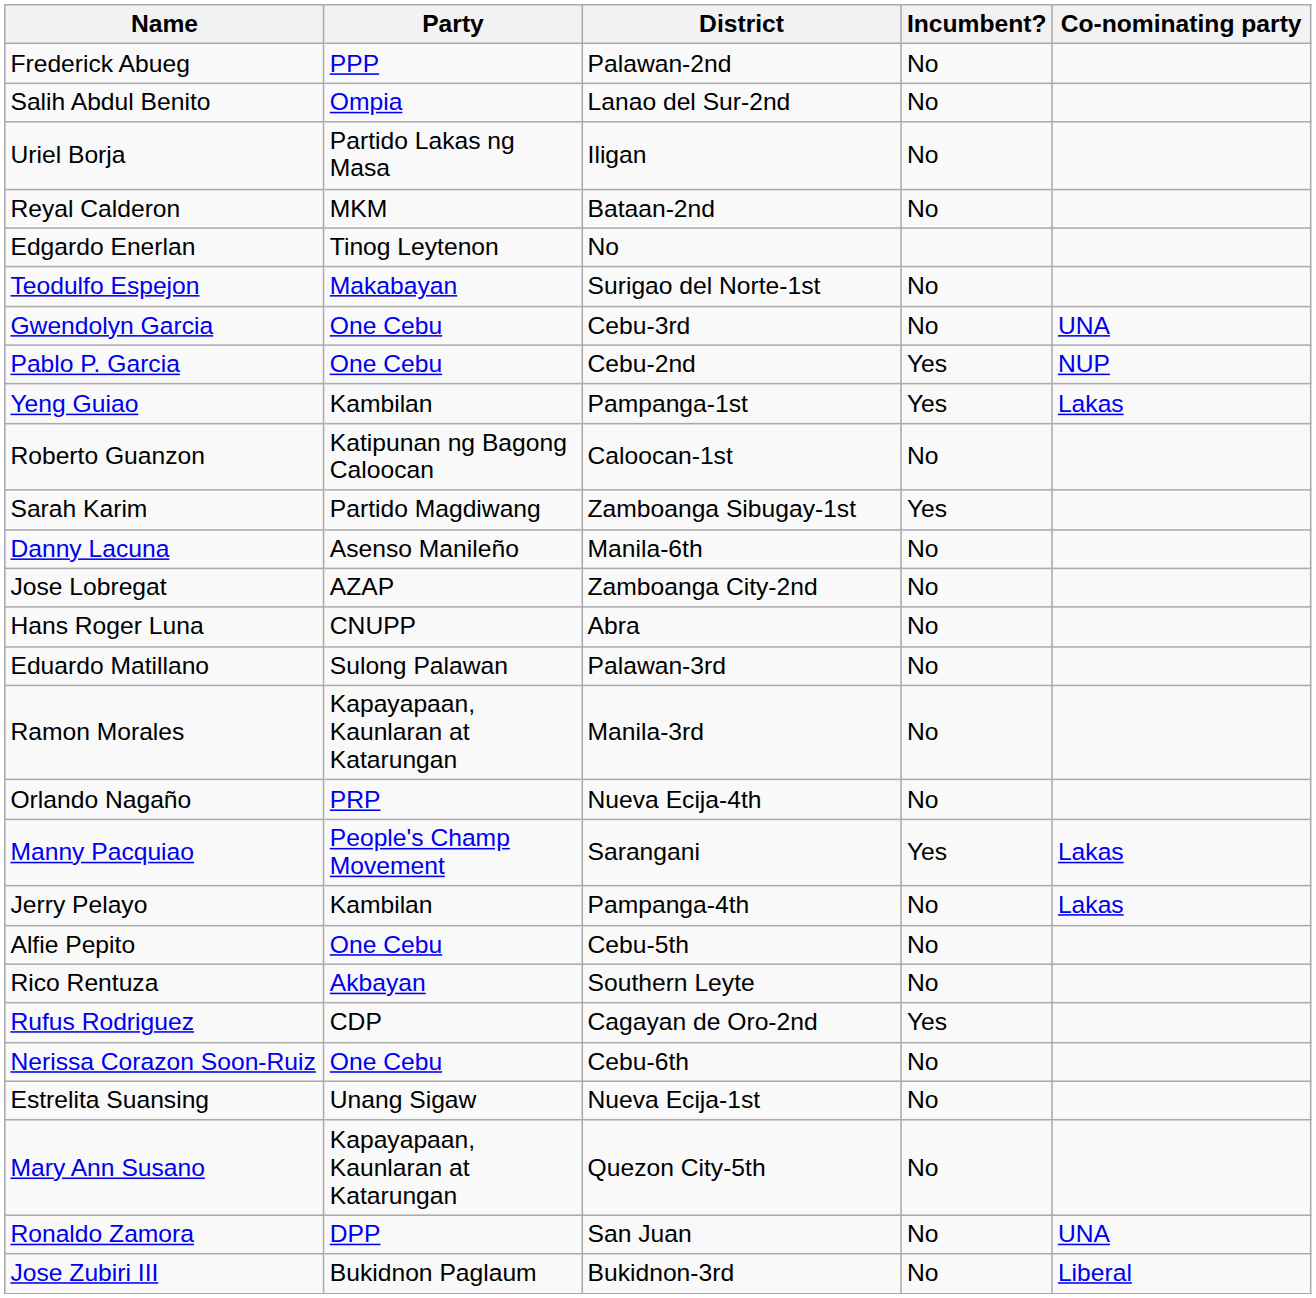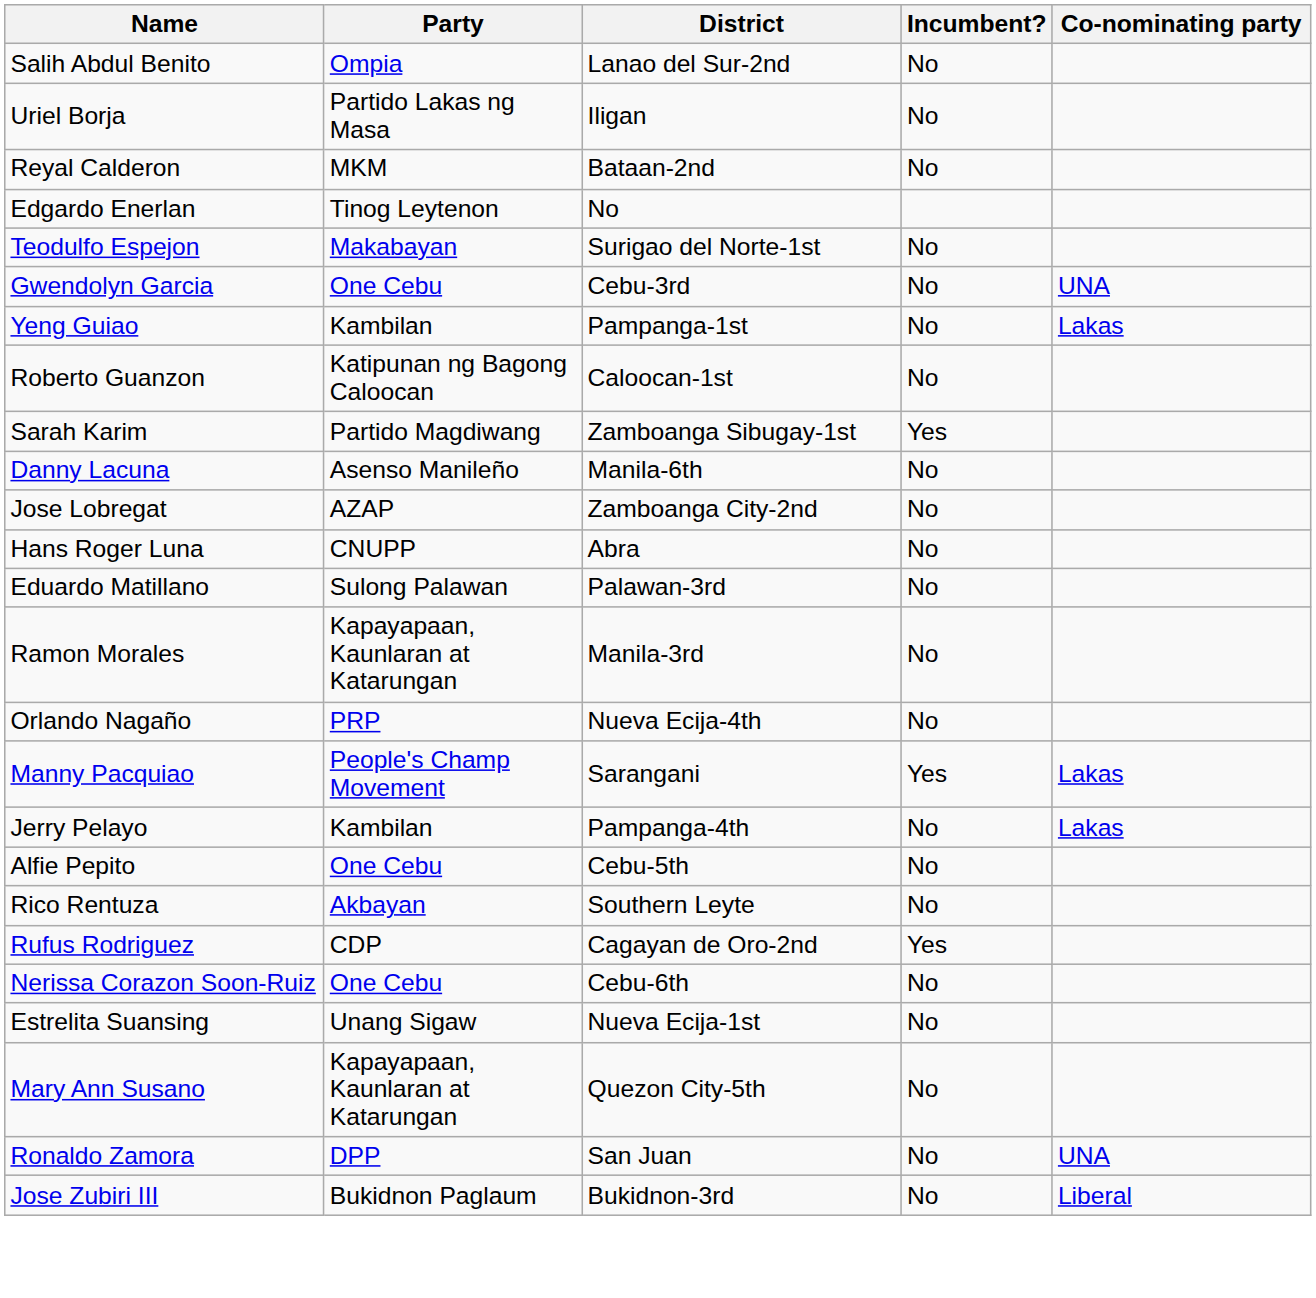- row: (100, 63)
- row: (95, 364)
(927, 403) Yes -> (923, 325) No
